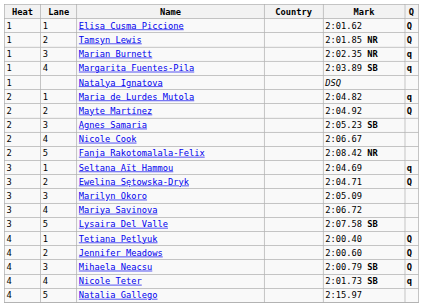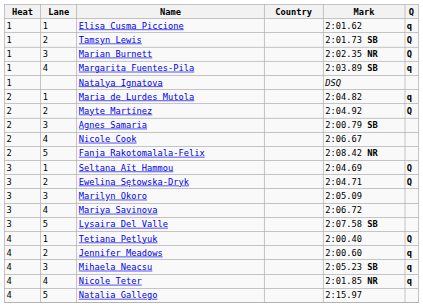(409, 26) Q -> (409, 26) q
(351, 40) 2:01.85 NR -> (351, 40) 2:01.73 SB
(409, 54) q -> (409, 54) Q
(351, 125) 2:05.23 SB -> (351, 125) 2:00.79 SB
(409, 168) q -> (409, 168) Q
(409, 253) Q -> (409, 253) q
(351, 267) 2:00.79 SB -> (351, 267) 2:05.23 SB
(409, 267) Q -> (409, 267) q
(351, 281) 2:01.73 SB -> (351, 281) 2:01.85 NR
